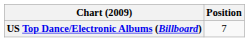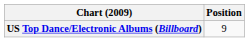(224, 28) 7 -> (224, 28) 9
